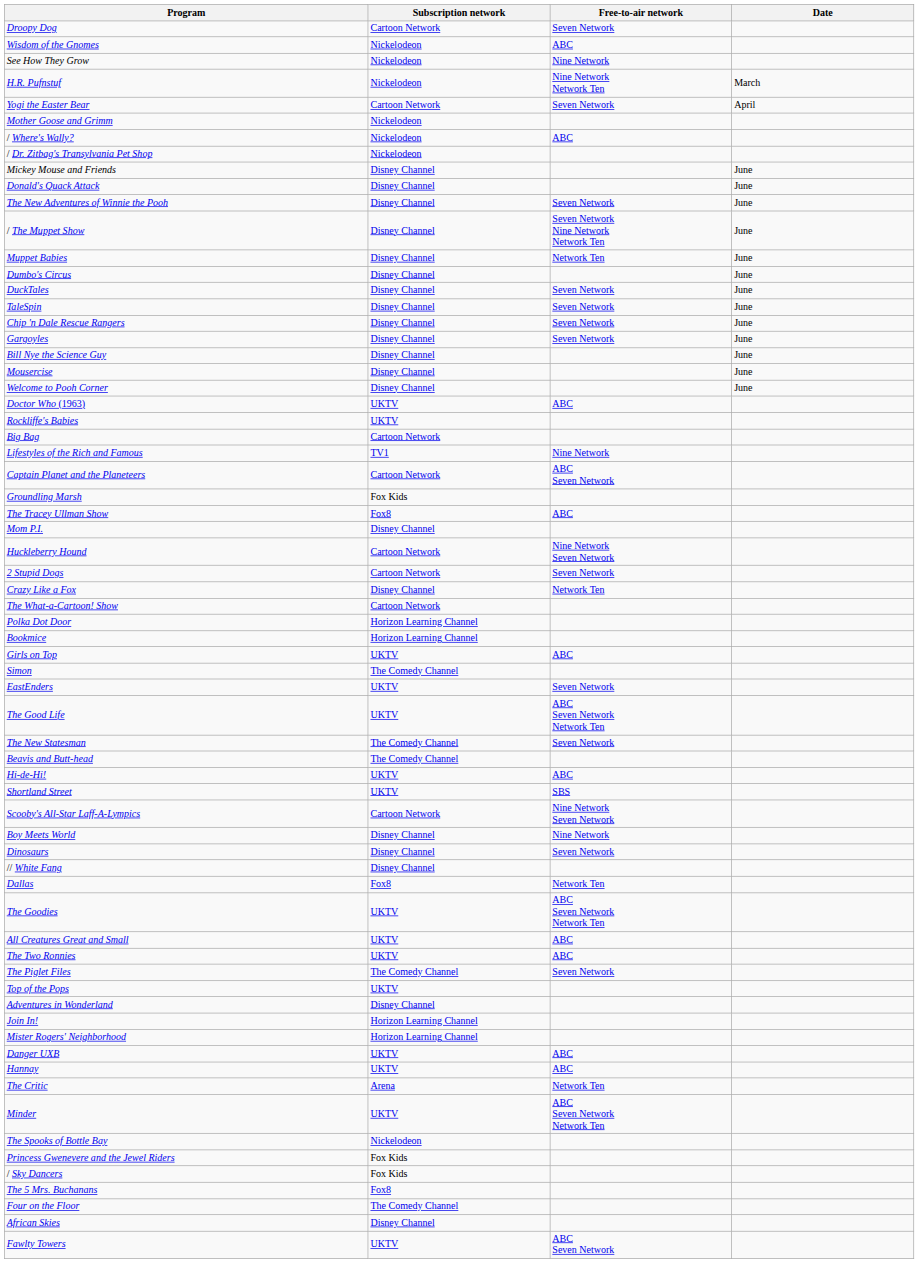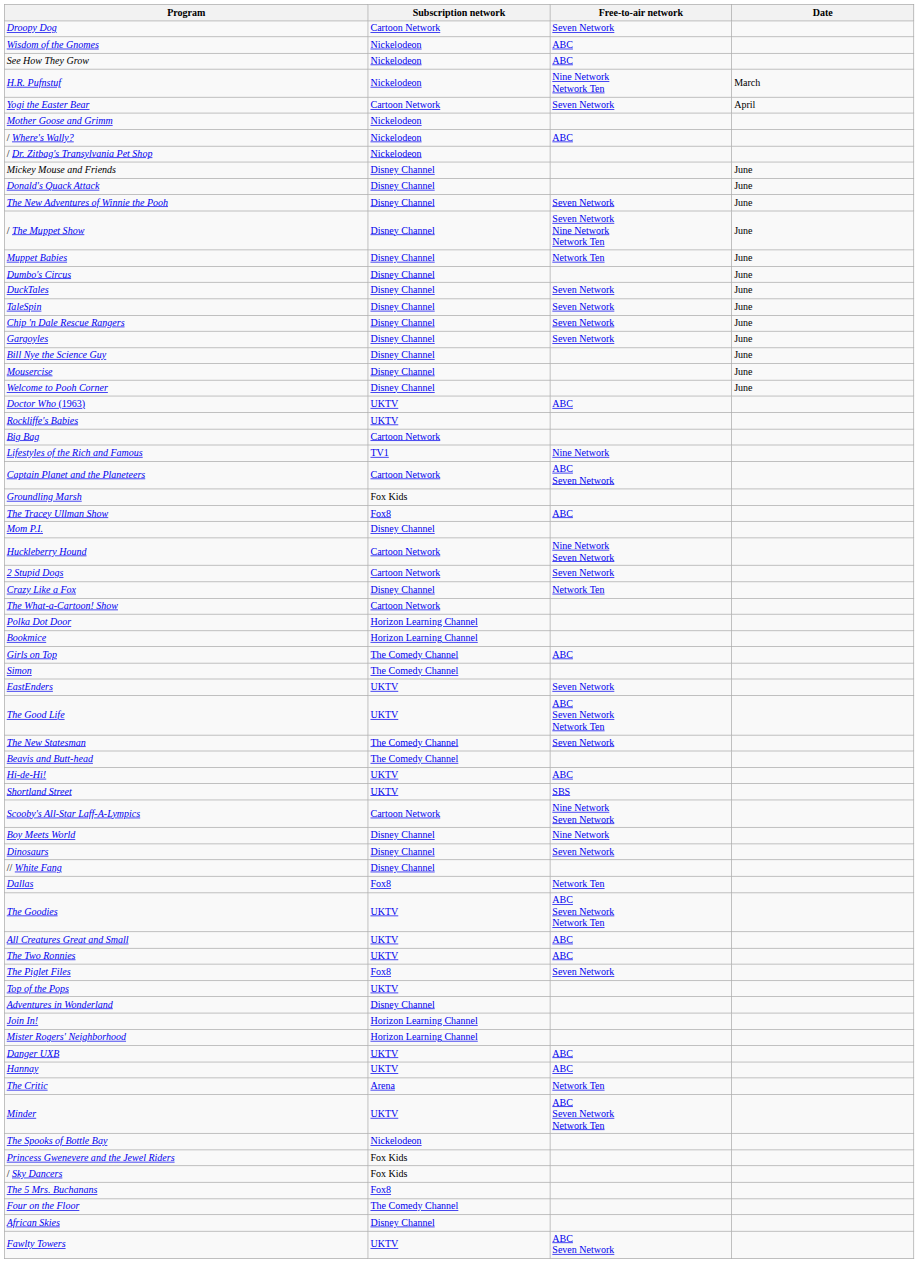(581, 61) Nine Network -> (563, 61) ABC
(384, 654) UKTV -> (414, 654) The Comedy Channel
(414, 972) The Comedy Channel -> (381, 972) Fox8
